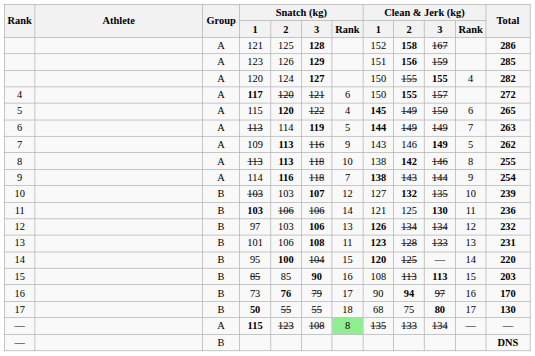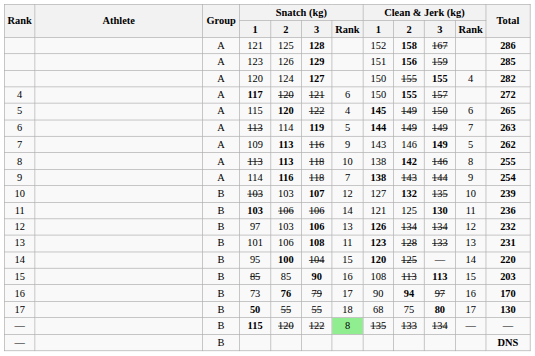(221, 326) A -> (221, 326) B
(286, 326) 123 -> (286, 326) 120
(317, 326) 108 -> (317, 326) 122
